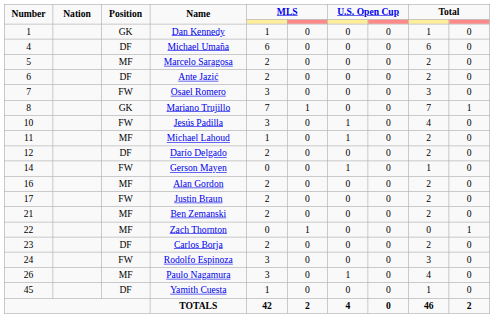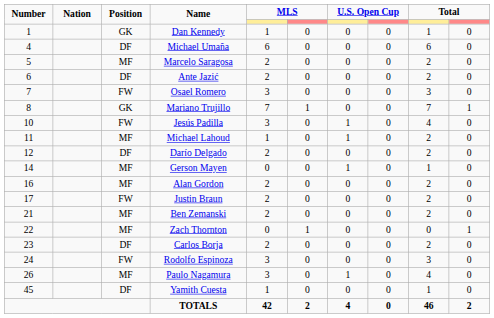(126, 168) FW -> (126, 168) MF
